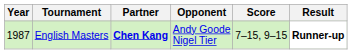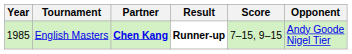columns swapped: (202, 13) <-> (318, 13)
(18, 35) 1987 -> (18, 35) 1985
